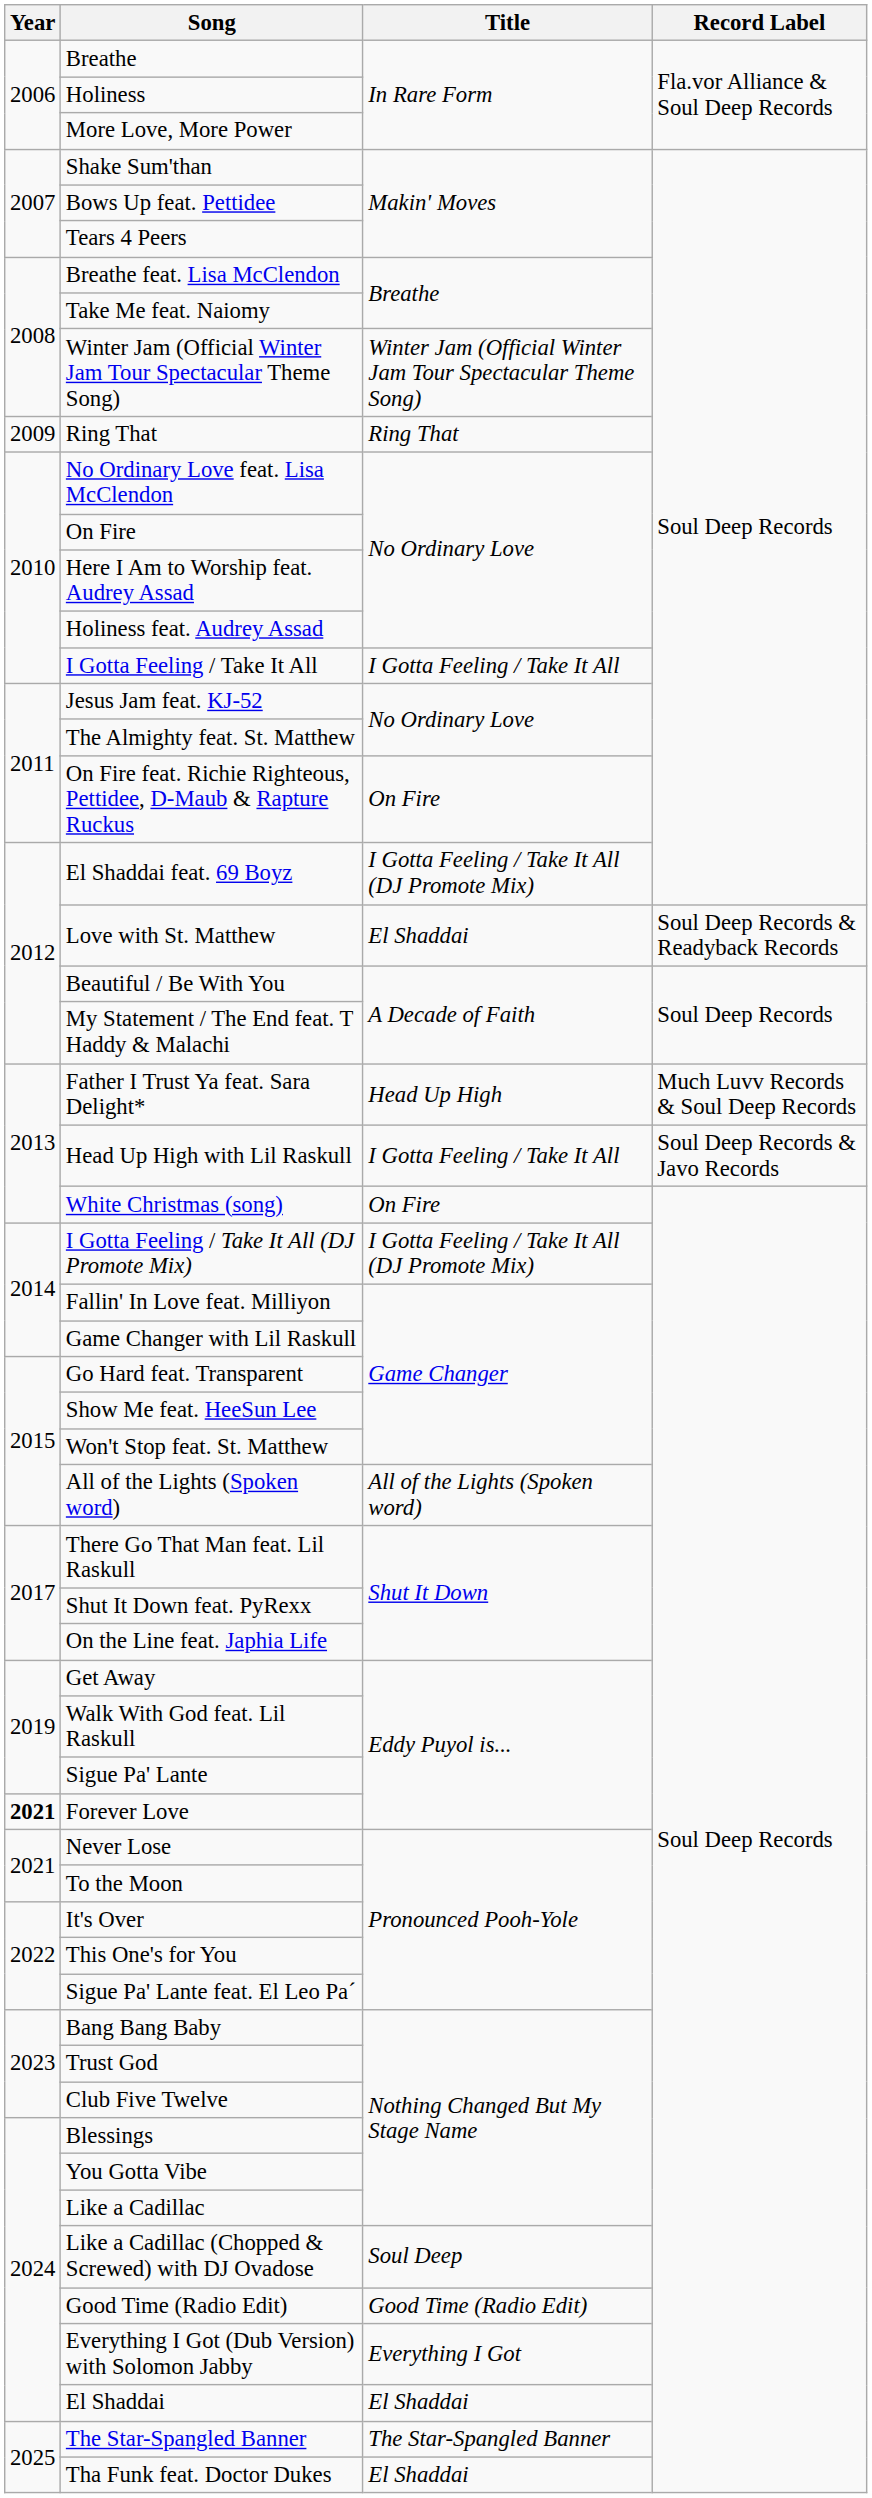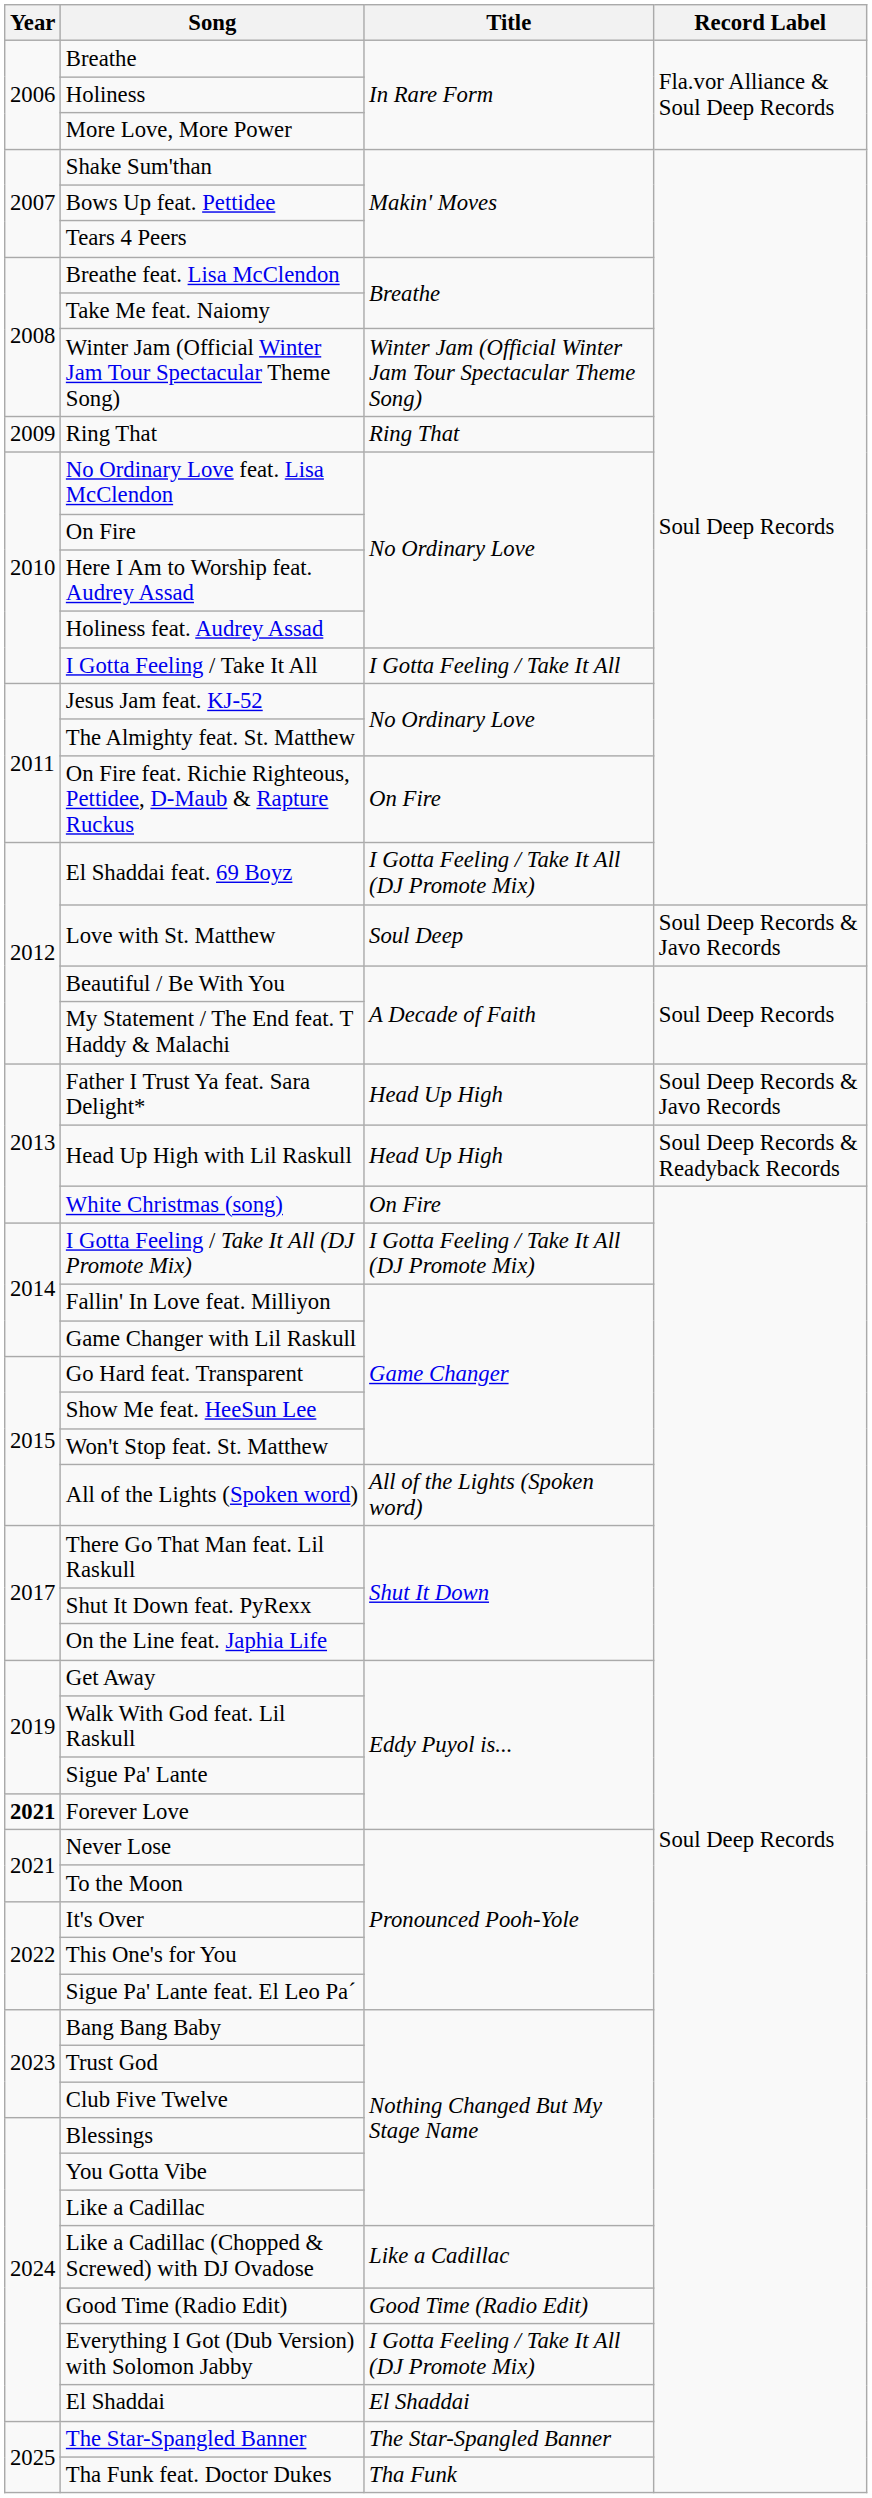(418, 934) El Shaddai -> (416, 934) Soul Deep
(757, 934) Soul Deep Records & Readyback Records -> (758, 934) Soul Deep Records & Javo Records
(757, 1094) Much Luvv Records & Soul Deep Records -> (758, 1094) Soul Deep Records & Javo Records
(494, 1155) I Gotta Feeling / Take It All -> (436, 1155) Head Up High
(757, 1155) Soul Deep Records & Javo Records -> (758, 1155) Soul Deep Records & Readyback Records
(415, 2256) Soul Deep -> (439, 2256) Like a Cadillac
(445, 2353) Everything I Got -> (495, 2353) I Gotta Feeling / Take It All (DJ Promote Mix)
(418, 2474) El Shaddai -> (413, 2474) Tha Funk
